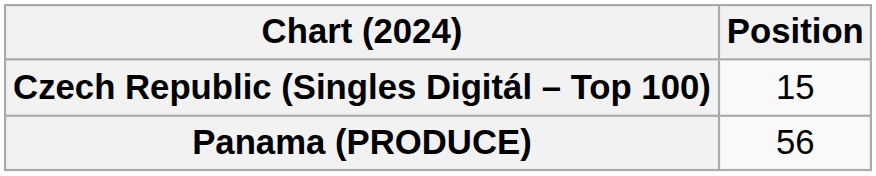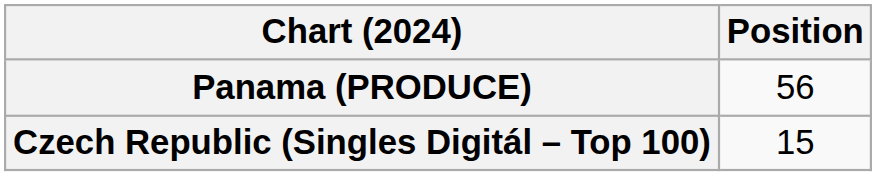rows swapped: (362, 87) <-> (362, 142)
